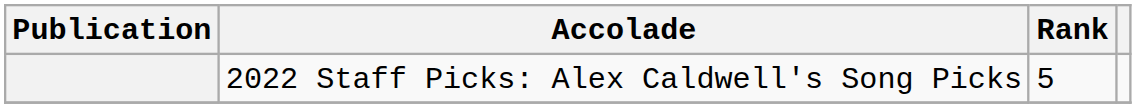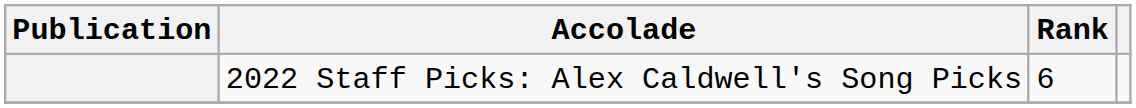(1046, 79) 5 -> (1046, 79) 6
